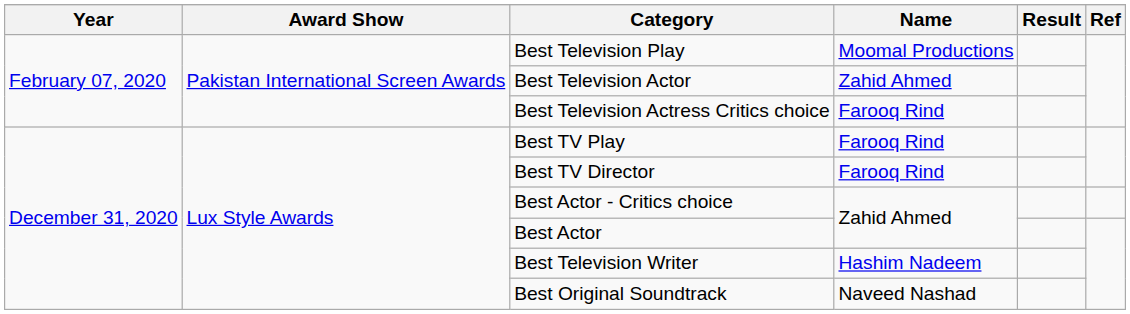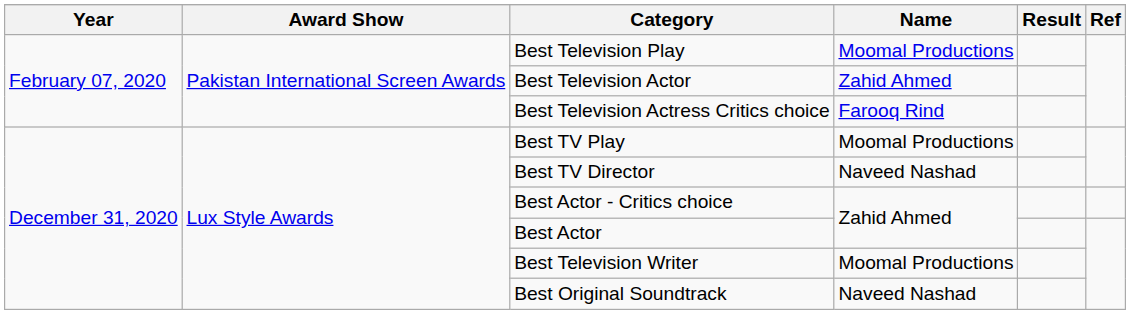(891, 141) Farooq Rind -> (926, 141) Moomal Productions
(891, 171) Farooq Rind -> (907, 171) Naveed Nashad
(910, 263) Hashim Nadeem -> (926, 263) Moomal Productions
